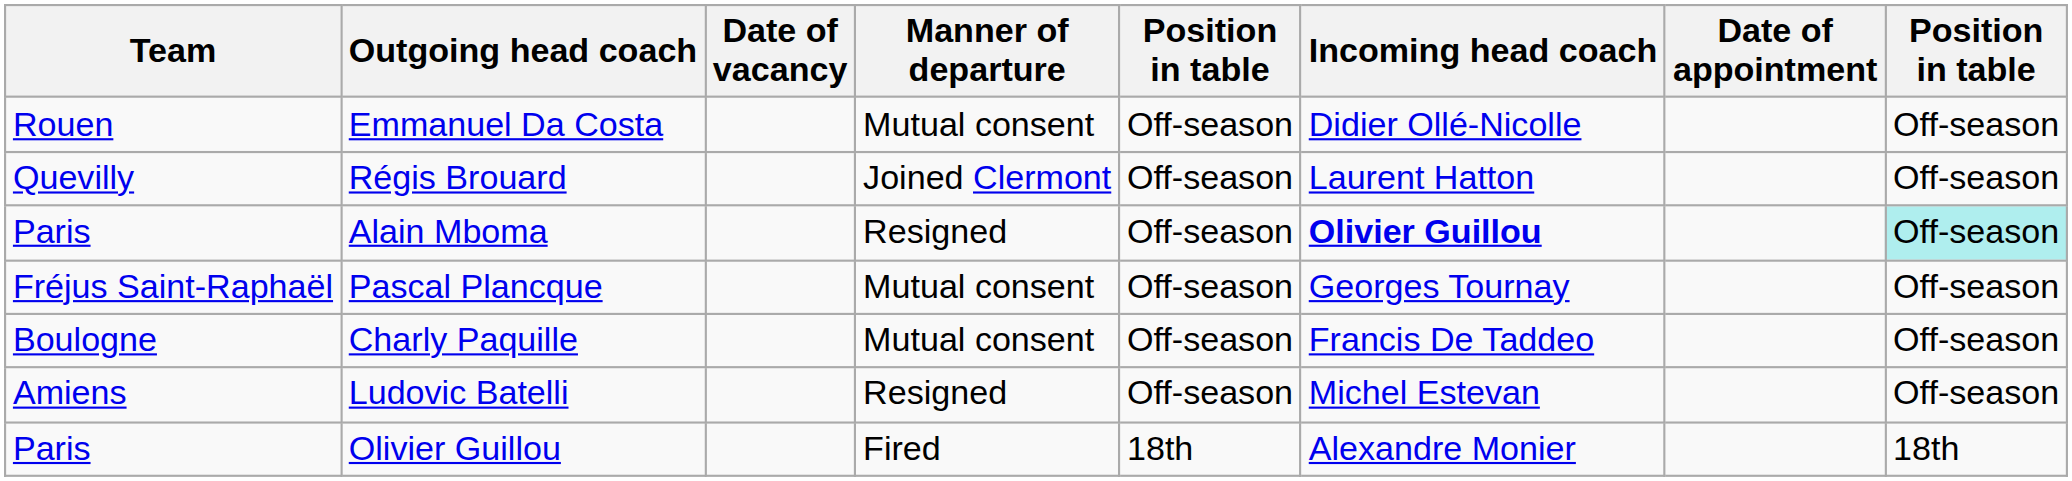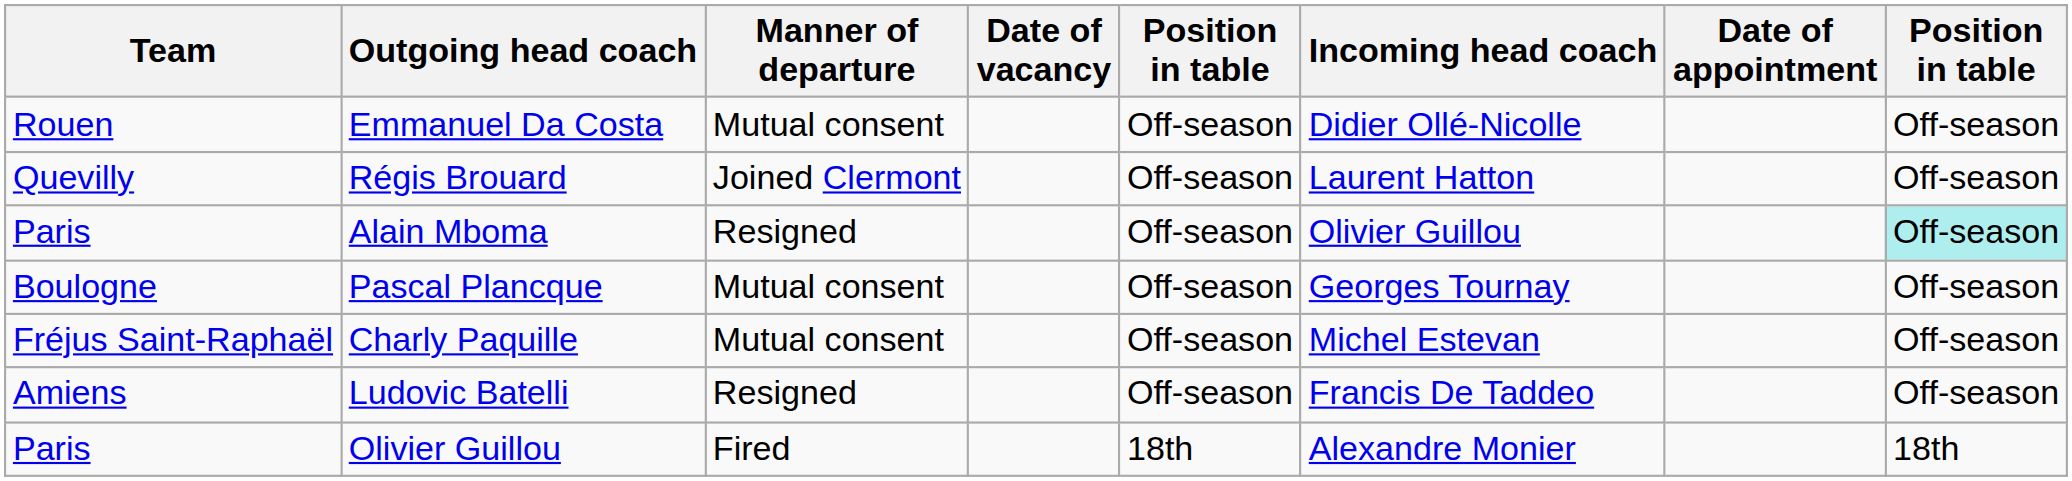columns swapped: (987, 50) <-> (780, 50)
(1425, 232) bold -> (1415, 232) normal
(173, 286) Fréjus Saint-Raphaël -> (85, 286) Boulogne
(85, 340) Boulogne -> (173, 340) Fréjus Saint-Raphaël
(1451, 340) Francis De Taddeo -> (1424, 340) Michel Estevan
(1424, 394) Michel Estevan -> (1451, 394) Francis De Taddeo
